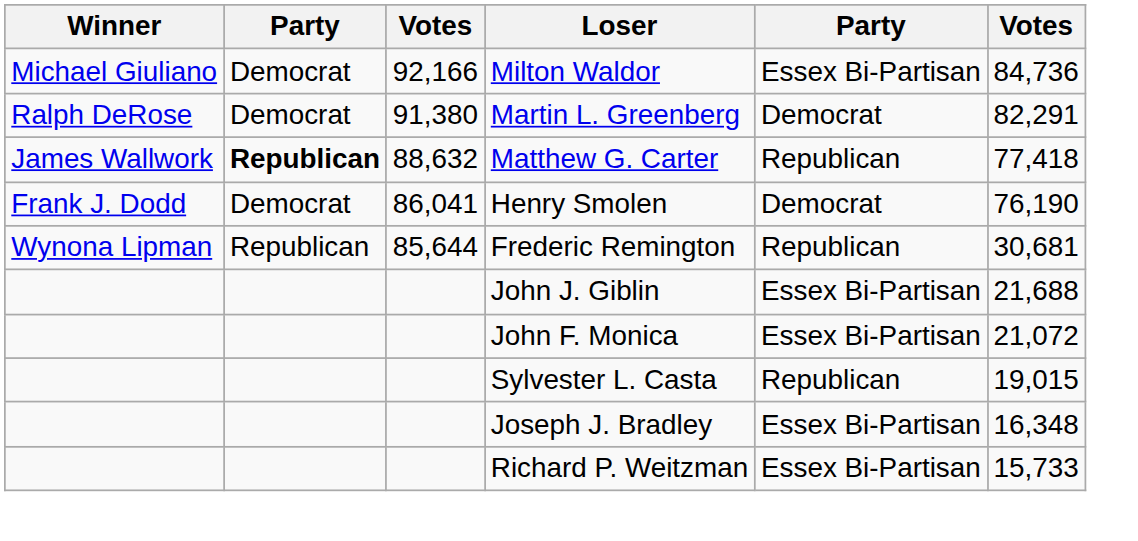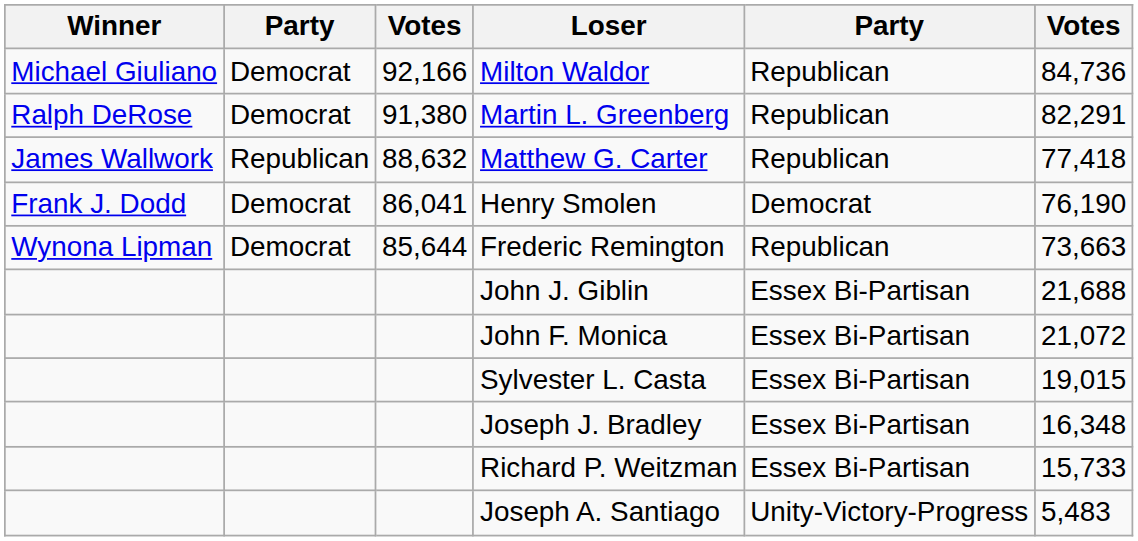(871, 70) Essex Bi-Partisan -> (820, 70) Republican
(821, 114) Democrat -> (820, 114) Republican
(305, 159) bold -> (300, 159) normal
(300, 247) Republican -> (290, 247) Democrat
(1036, 247) 30,681 -> (1084, 247) 73,663
(831, 379) Republican -> (860, 379) Essex Bi-Partisan
+ row: (600, 512)
